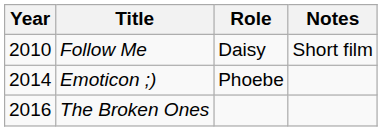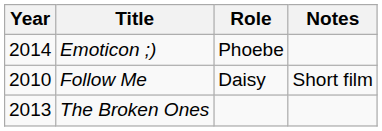rows swapped: (103, 49) <-> (108, 79)
(30, 110) 2016 -> (30, 110) 2013
